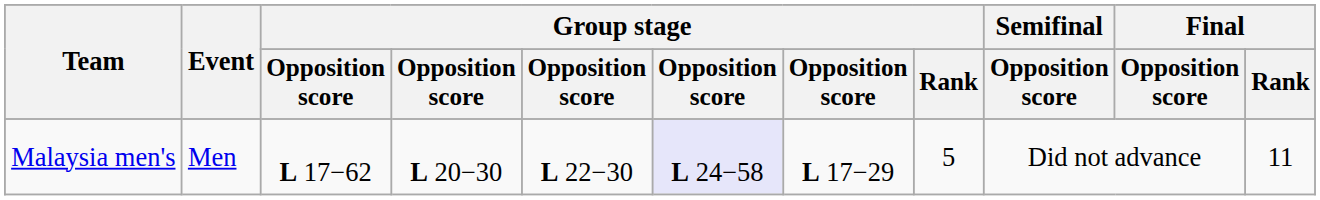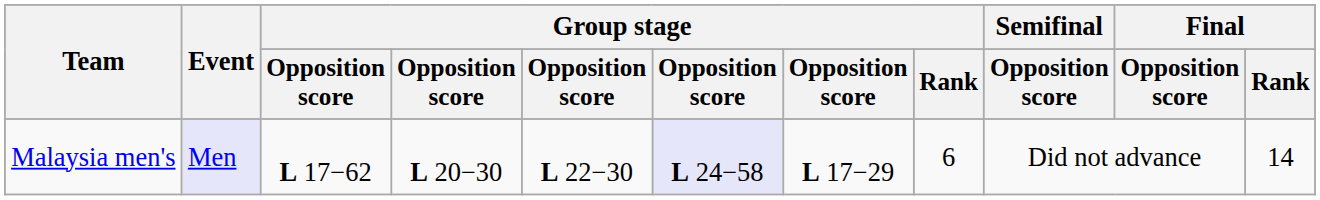(212, 156) no background -> (212, 156) lavender background
(949, 156) 5 -> (949, 156) 6
(1280, 156) 11 -> (1280, 156) 14
